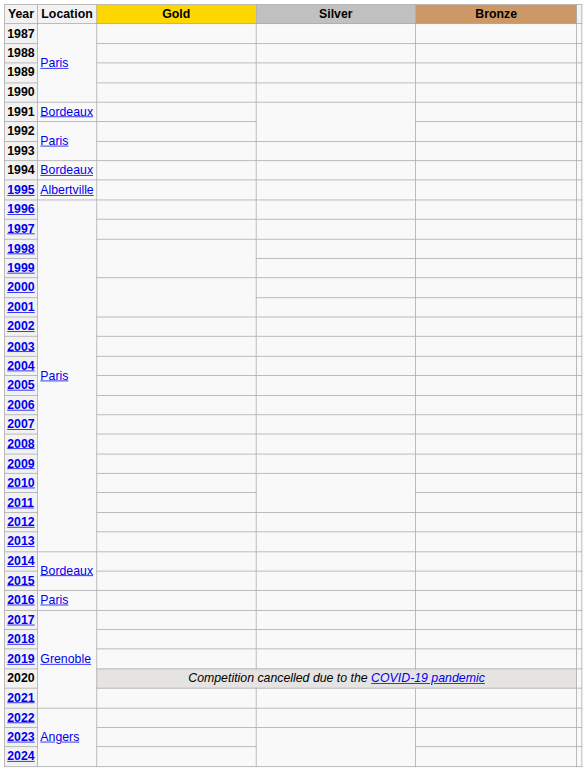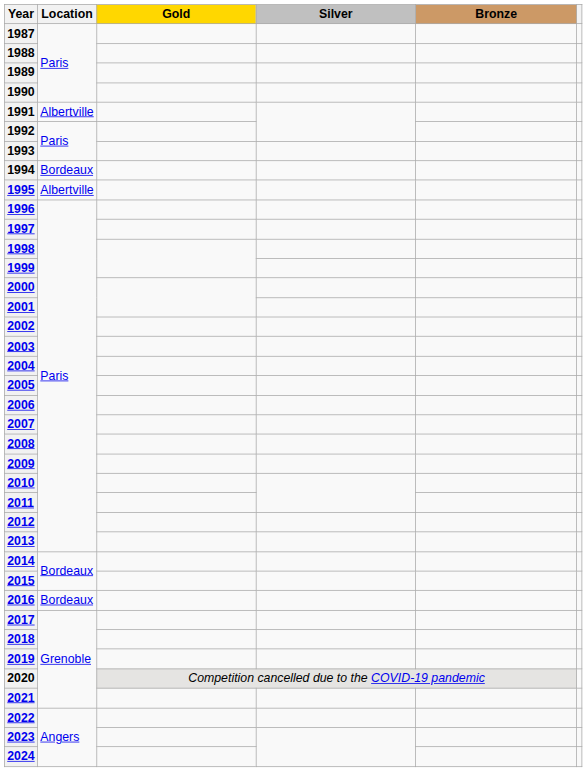(67, 111) Bordeaux -> (67, 111) Albertville
(54, 600) Paris -> (67, 600) Bordeaux
